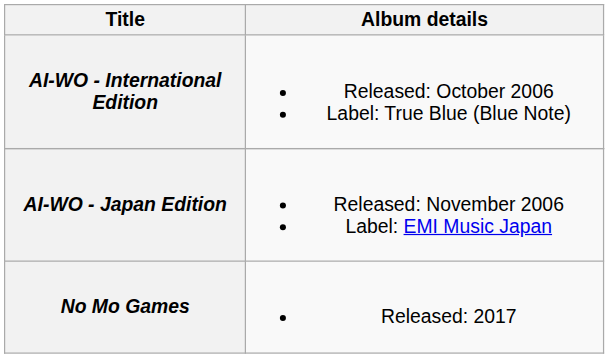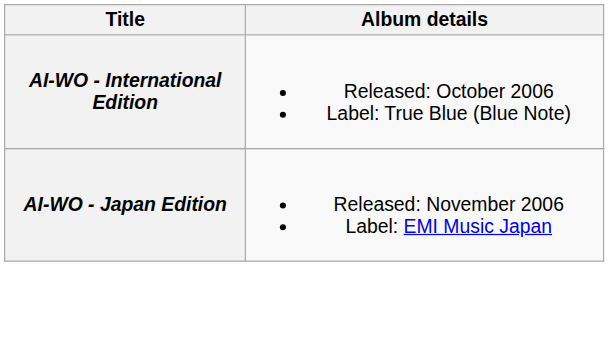- row: (125, 306)
